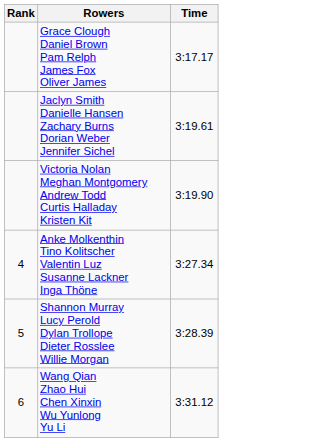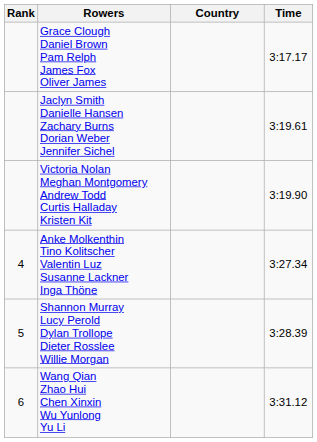+ column: (217, 13)
